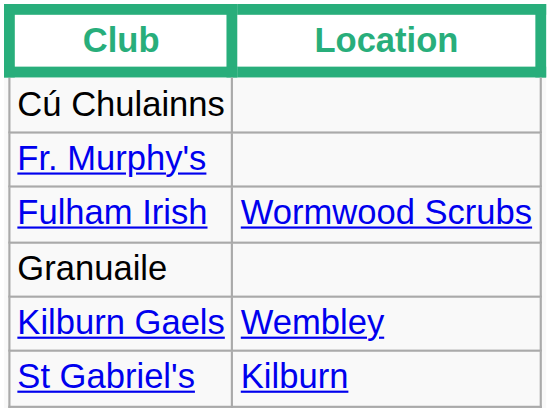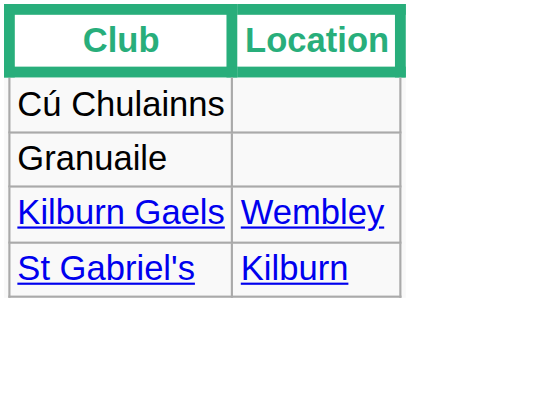- row: (112, 158)
- row: (112, 213)
